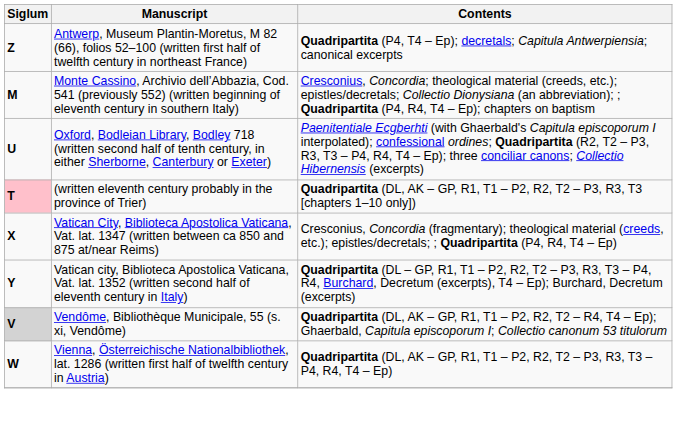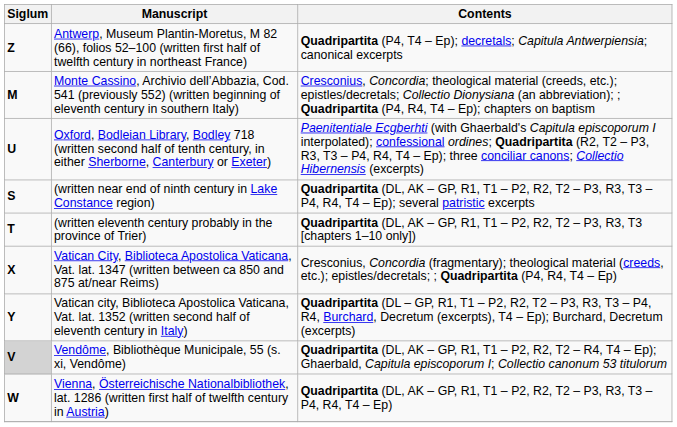+ row: (166, 196)
(11, 196) pink background -> (11, 229) no background
